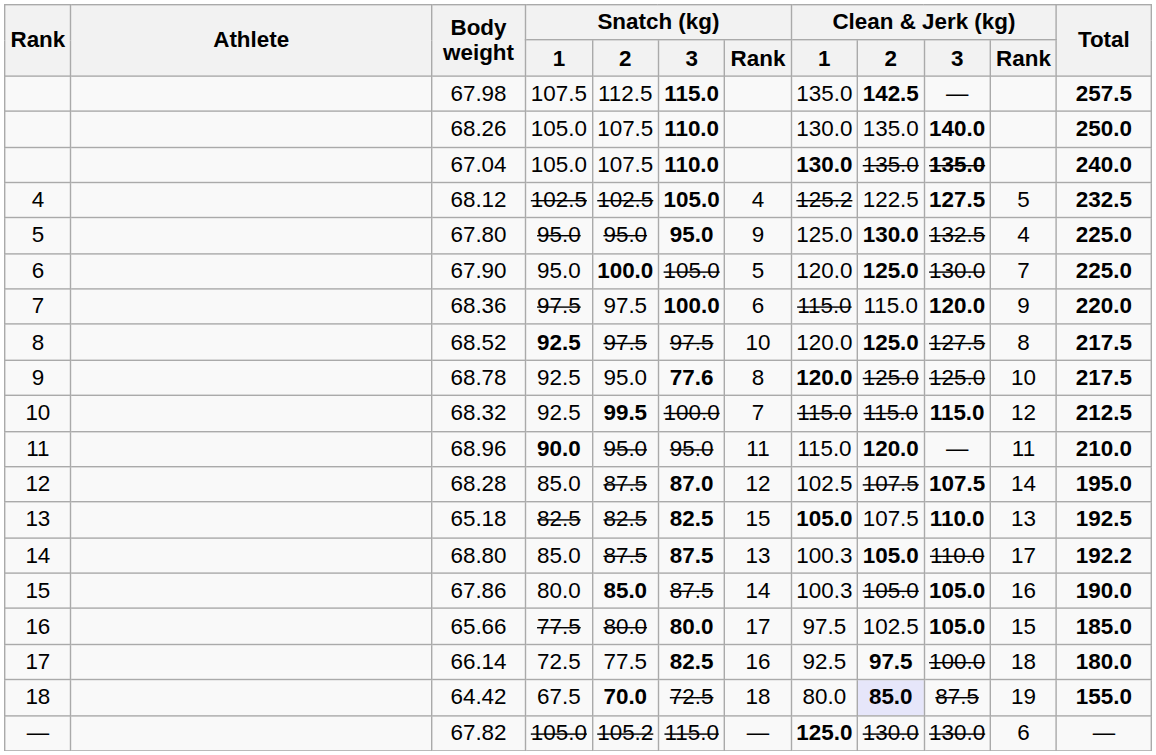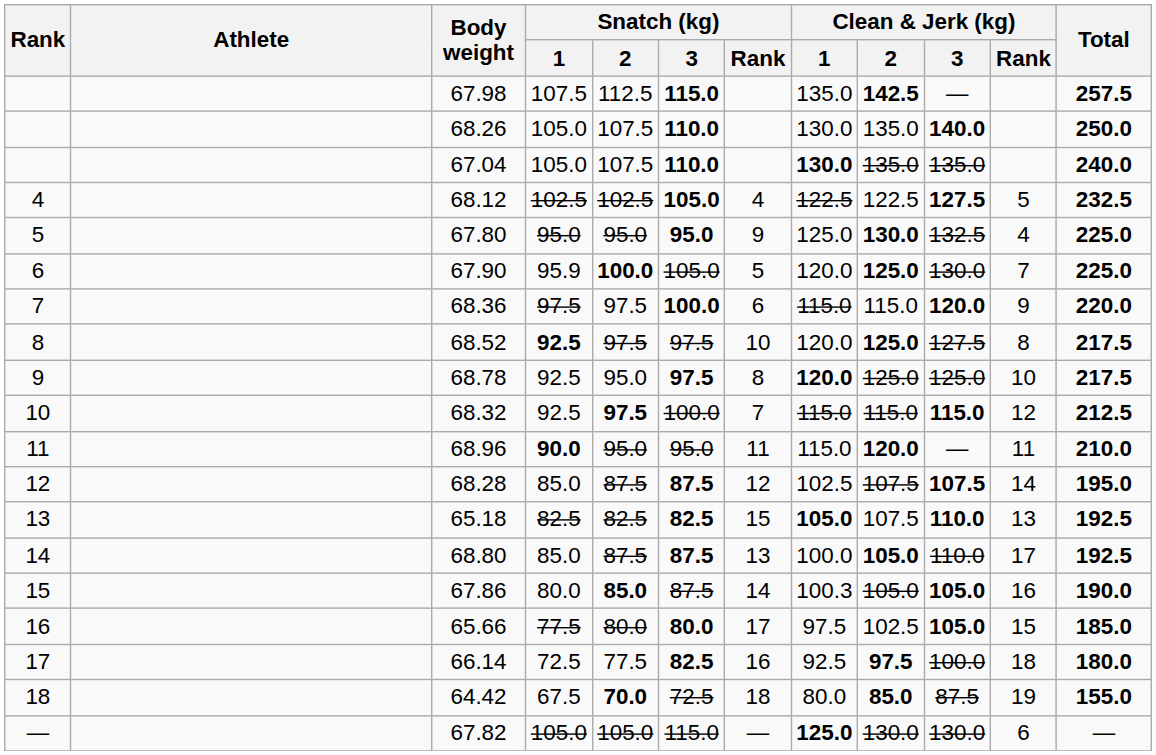(957, 164) bold -> (957, 164) normal
(824, 199) 125.2 -> (824, 199) 122.5
(559, 270) 95.0 -> (559, 270) 95.9
(692, 377) 77.6 -> (692, 377) 97.5
(625, 413) 99.5 -> (625, 413) 97.5
(692, 484) 87.0 -> (692, 484) 87.5
(824, 555) 100.3 -> (824, 555) 100.0
(1104, 555) 192.2 -> (1104, 555) 192.5
(891, 697) lavender background -> (891, 697) no background
(625, 732) 105.2 -> (625, 732) 105.0
